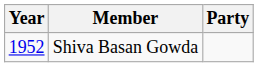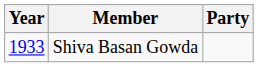(27, 47) 1952 -> (27, 47) 1933
